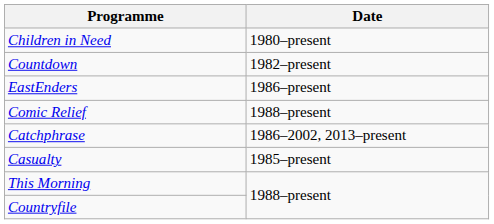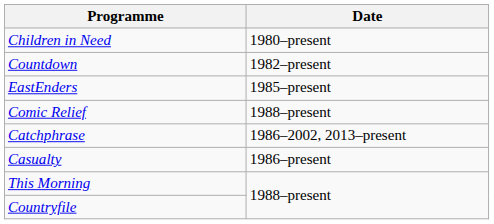(290, 87) 1986–present -> (290, 87) 1985–present
(290, 159) 1985–present -> (290, 159) 1986–present
